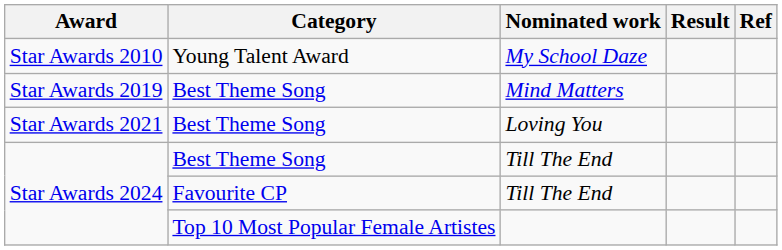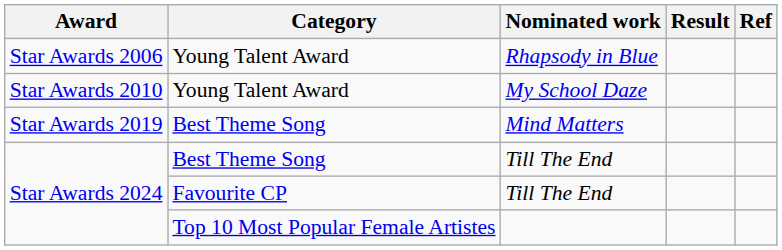+ row: (261, 55)
- row: (249, 124)
